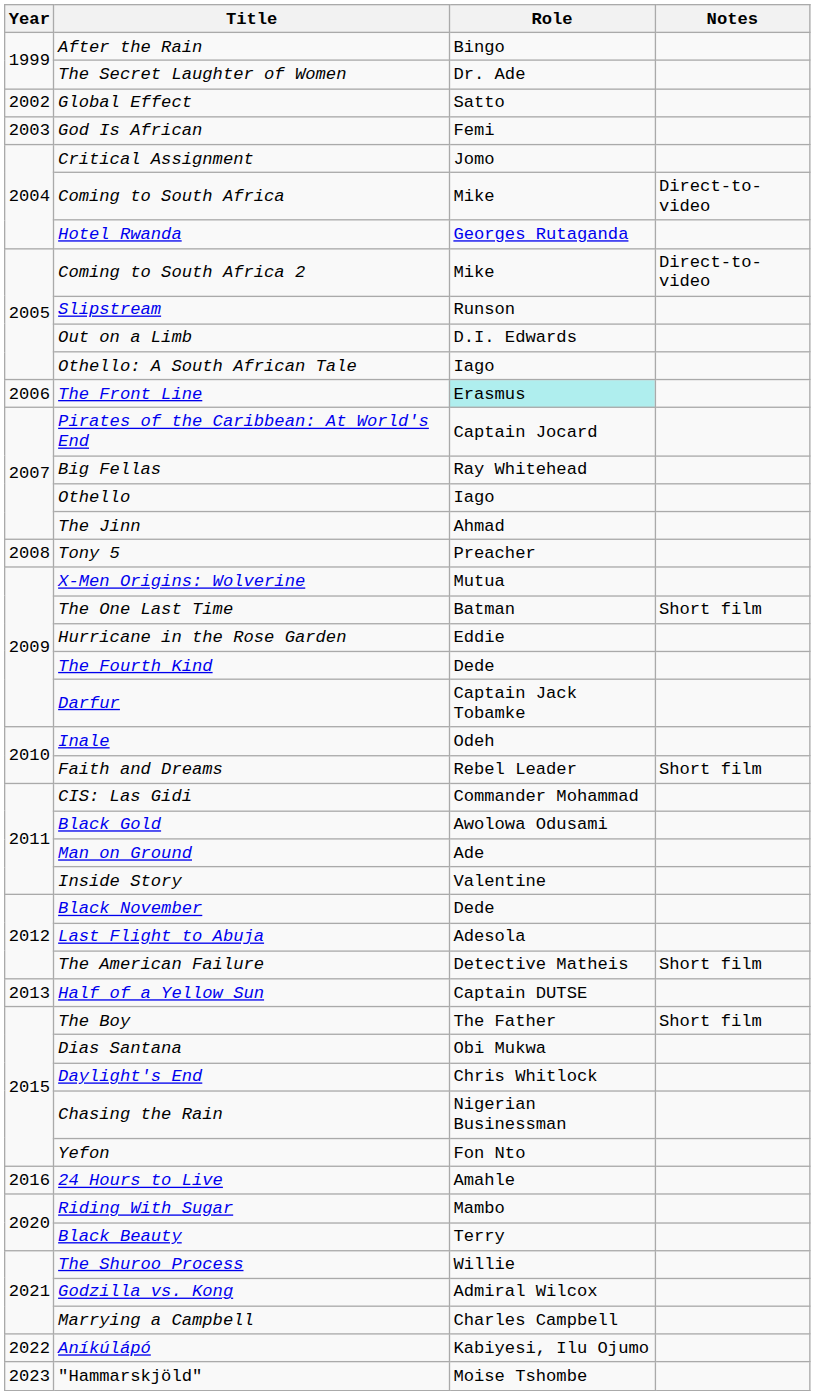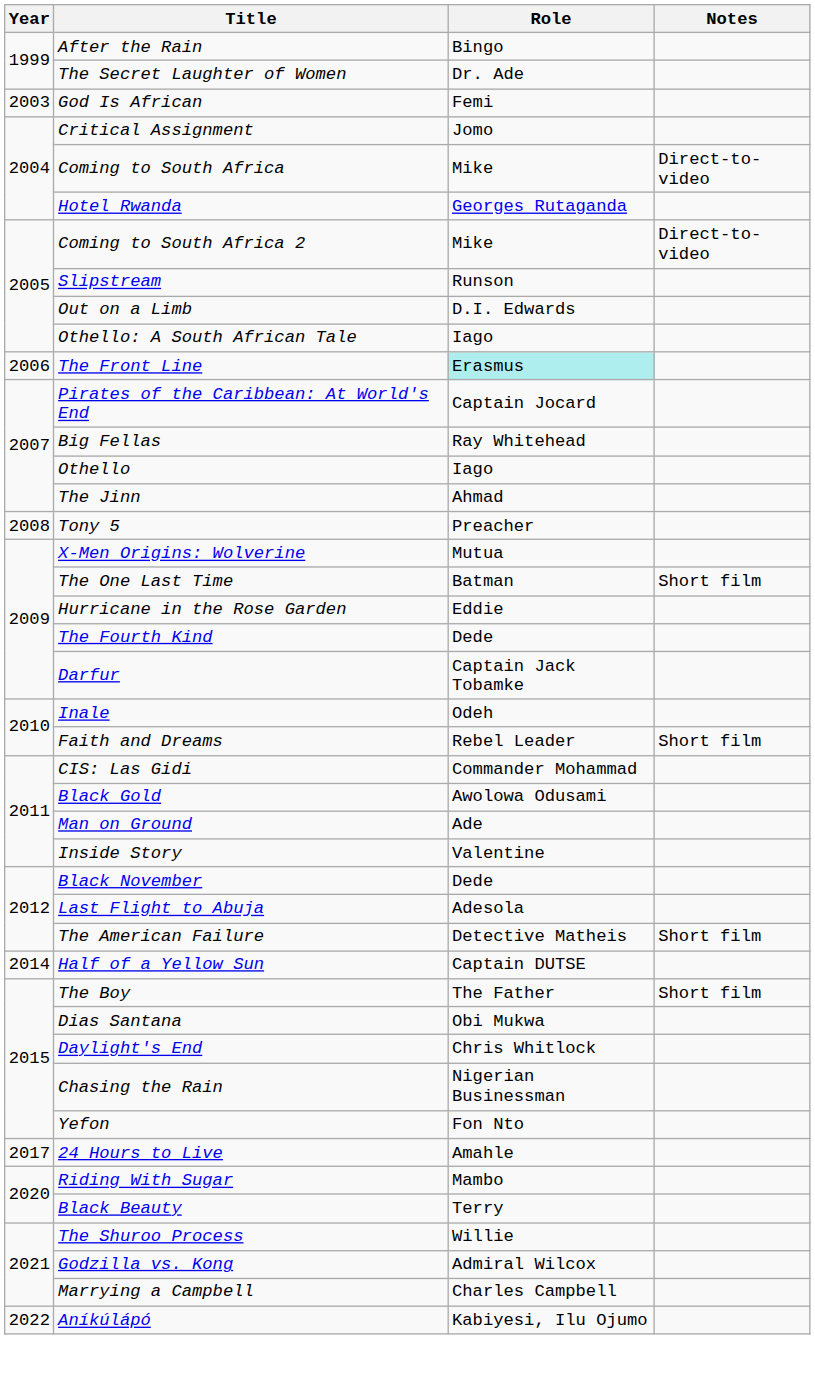- row: (125, 103)
(29, 993) 2013 -> (29, 965) 2014
(29, 1180) 2016 -> (29, 1152) 2017
- row: (130, 1376)
